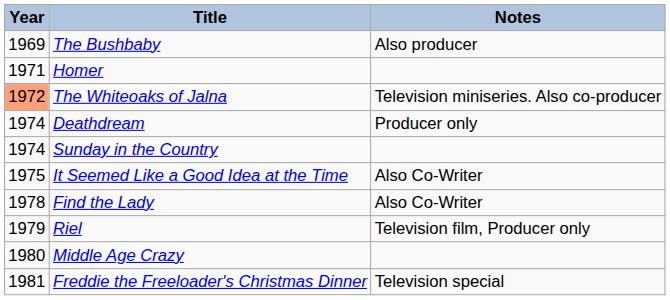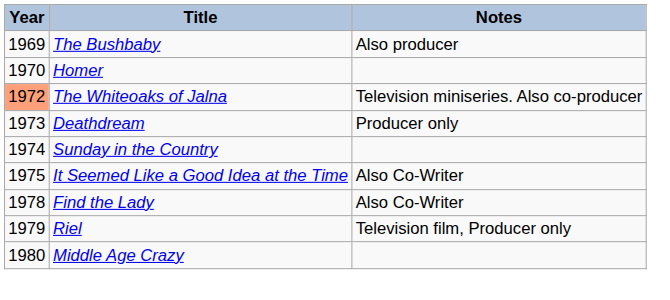(27, 70) 1971 -> (27, 70) 1970
(27, 123) 1974 -> (27, 123) 1973
- row: (210, 281)
